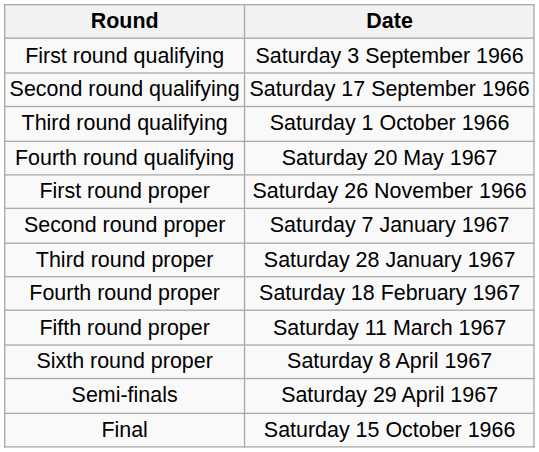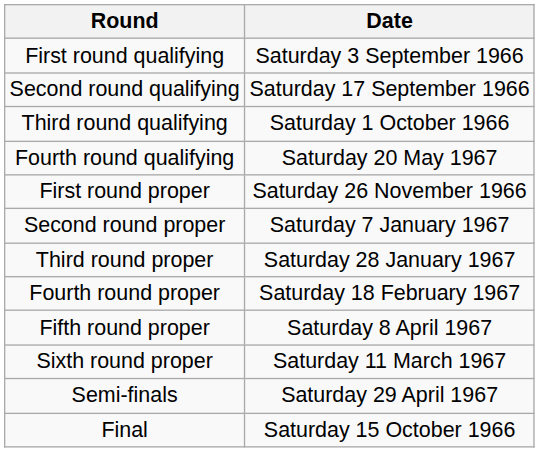(390, 327) Saturday 11 March 1967 -> (390, 327) Saturday 8 April 1967
(390, 361) Saturday 8 April 1967 -> (390, 361) Saturday 11 March 1967
